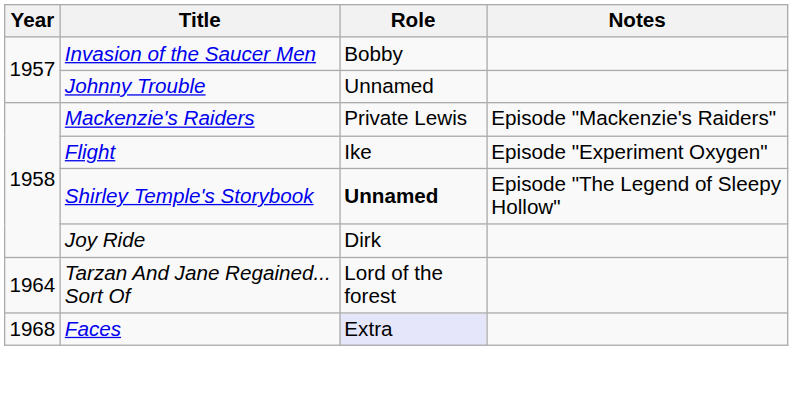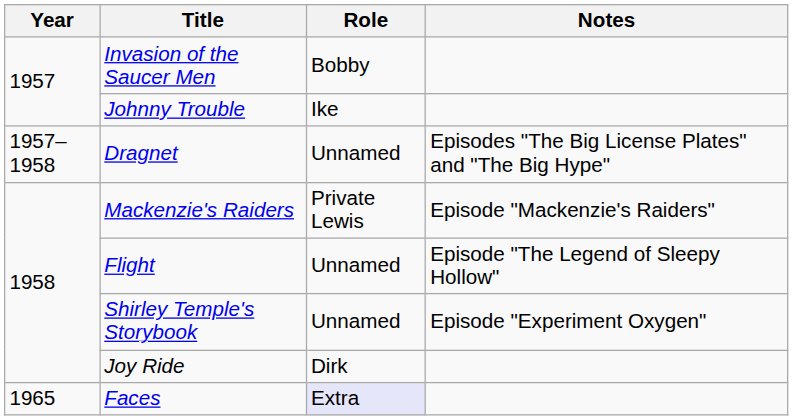(389, 86) Unnamed -> (325, 109) Ike
+ row: (141, 153)
(358, 151) Ike -> (356, 265) Unnamed
(629, 151) Episode "Experiment Oxygen" -> (575, 265) Episode "The Legend of Sleepy Hollow"
(391, 196) bold -> (356, 321) normal
(636, 196) Episode "The Legend of Sleepy Hollow" -> (568, 321) Episode "Experiment Oxygen"
- row: (198, 284)
(32, 329) 1968 -> (32, 398) 1965
